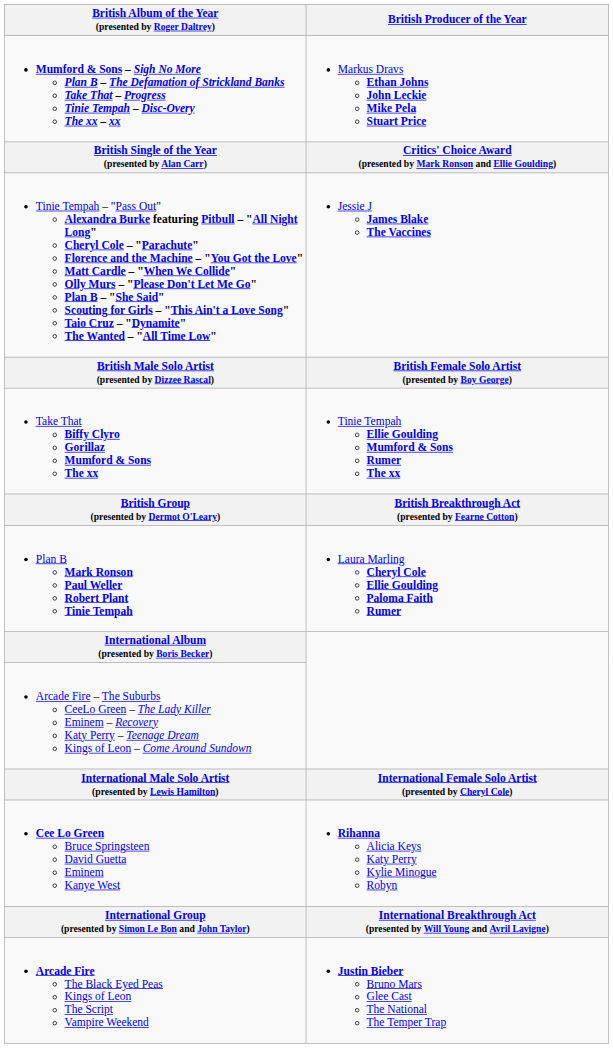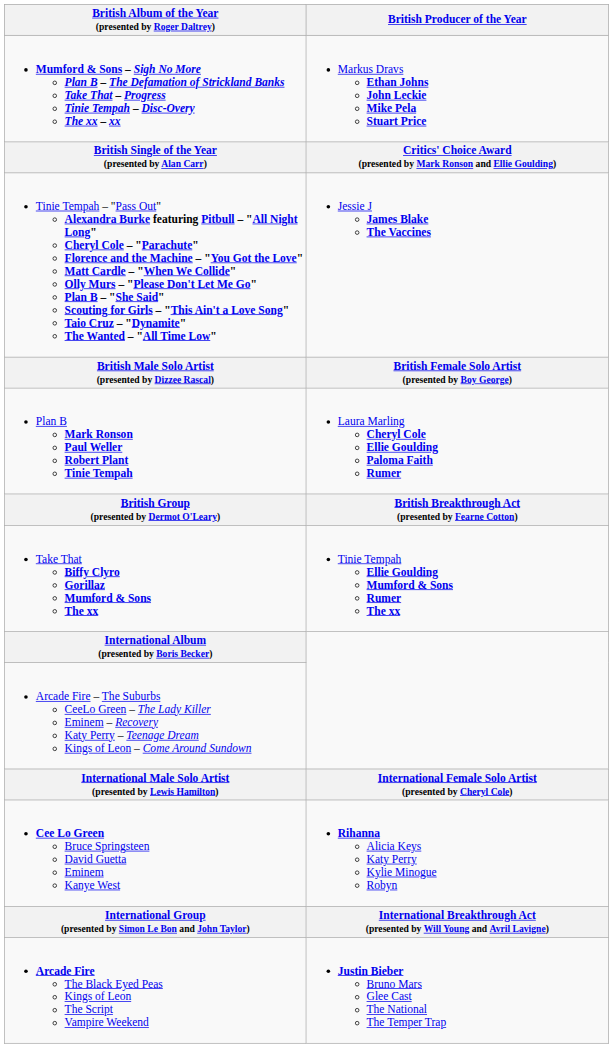rows swapped: (155, 585) <-> (155, 448)
